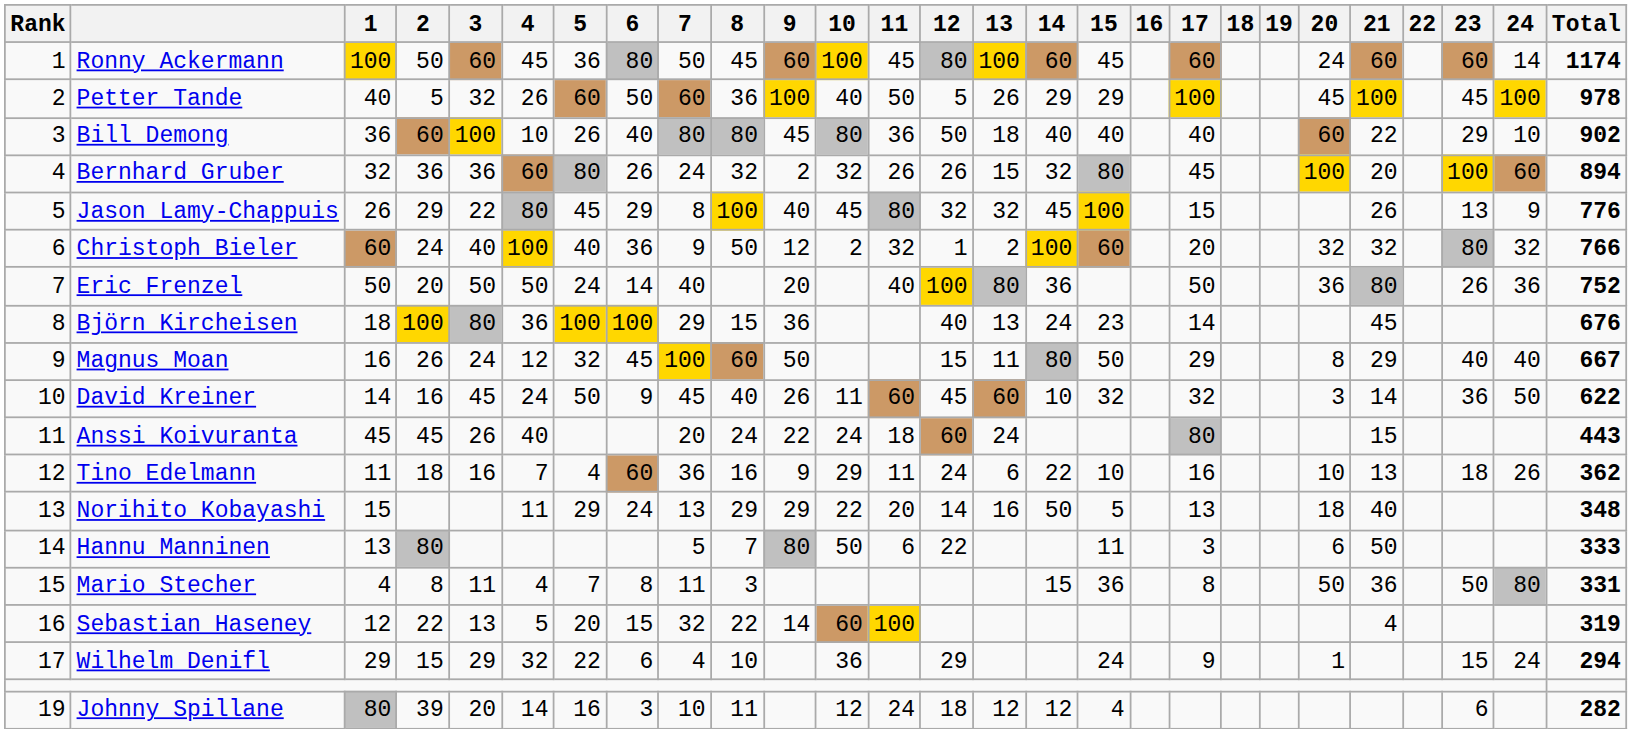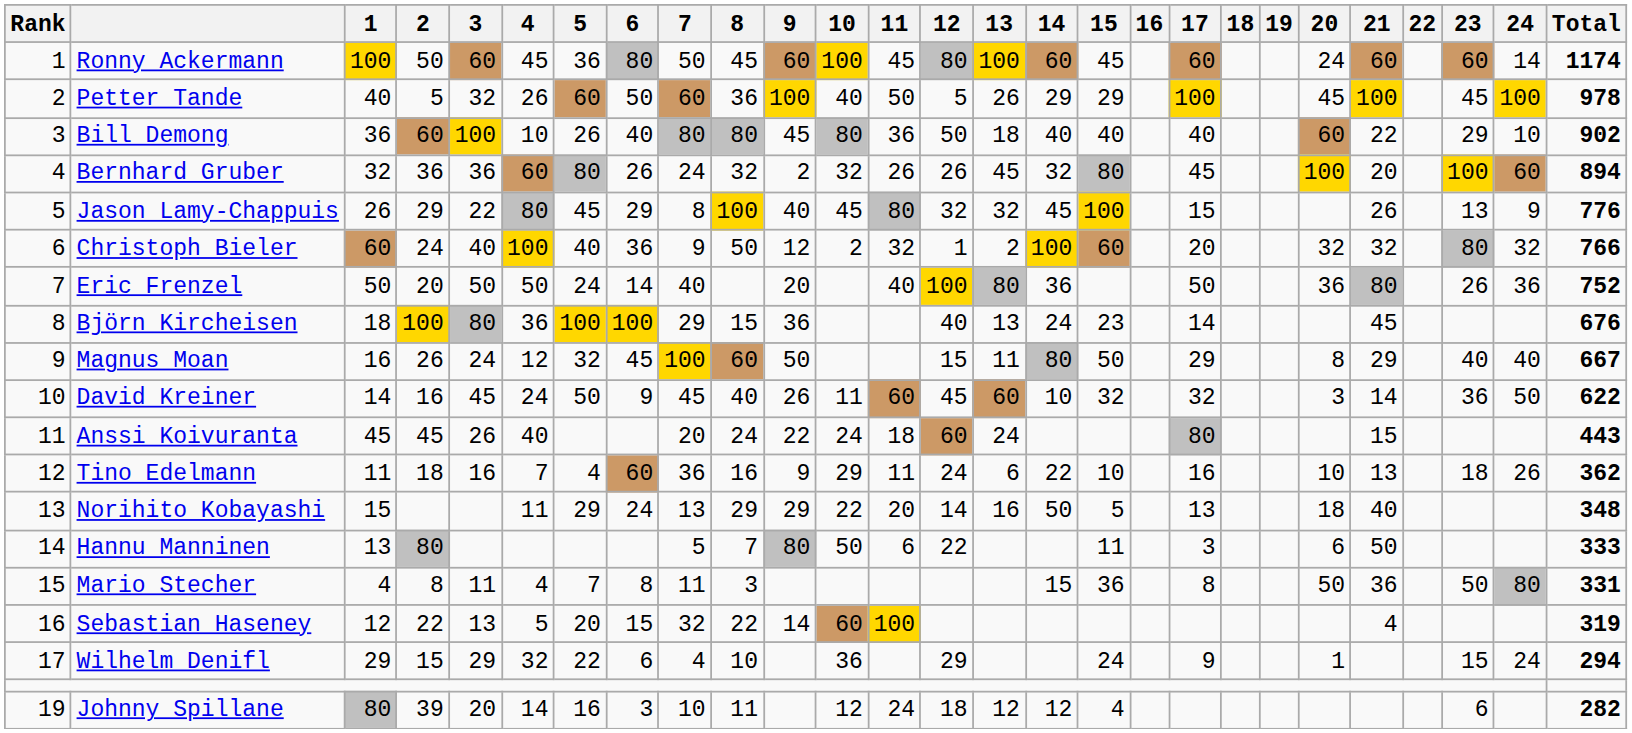(1006, 174) 15 -> (1006, 174) 45
